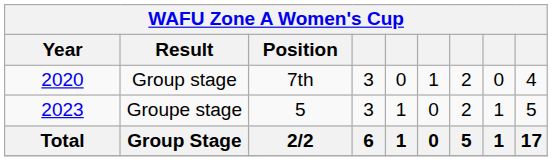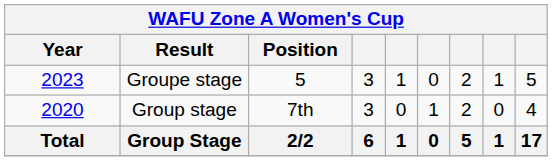rows swapped: (184, 79) <-> (184, 110)
